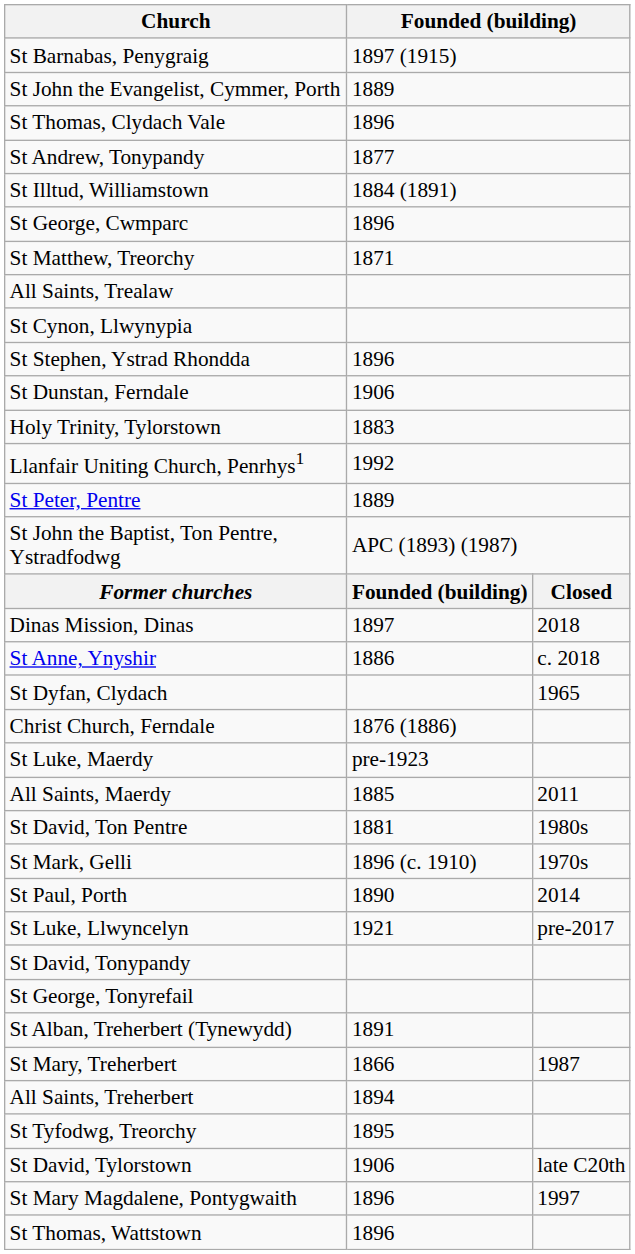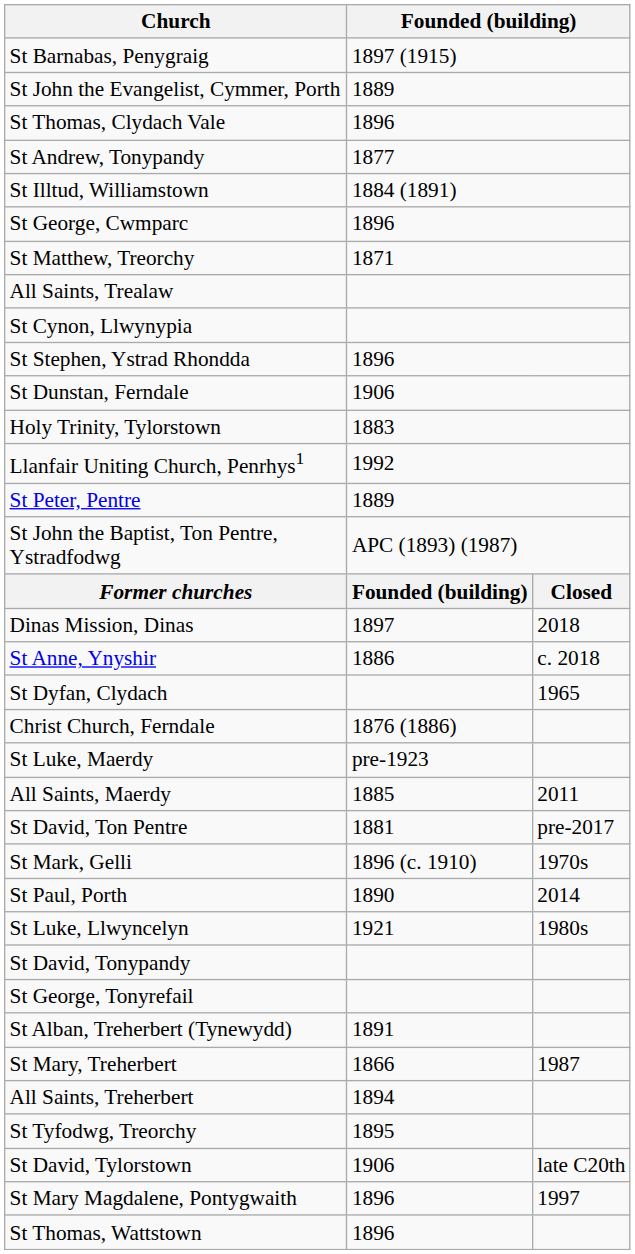(563, 827) 1980s -> (576, 827) pre-2017
(576, 928) pre-2017 -> (563, 928) 1980s
